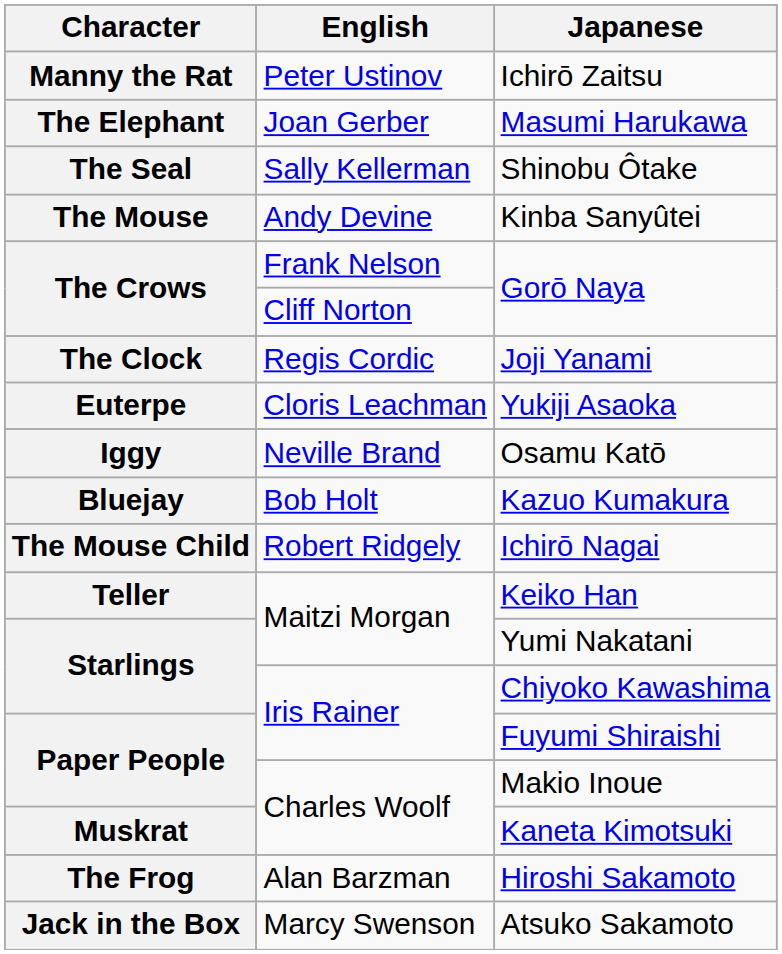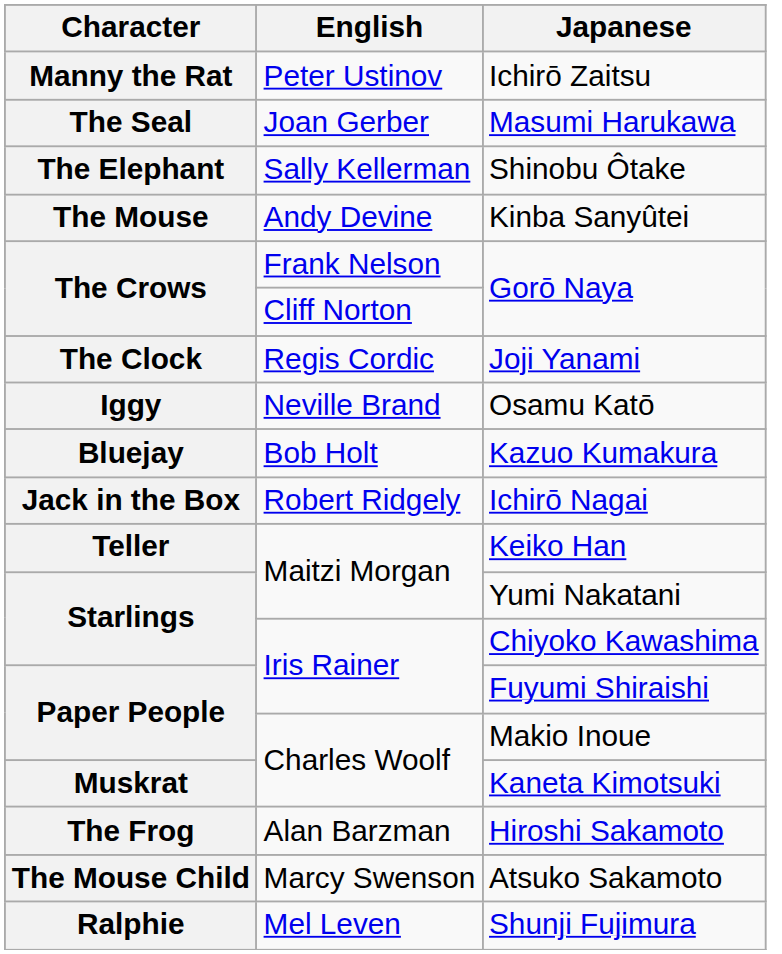(131, 122) The Elephant -> (131, 122) The Seal
(131, 169) The Seal -> (131, 169) The Elephant
- row: (375, 405)
(131, 547) The Mouse Child -> (131, 500) Jack in the Box
(131, 924) Jack in the Box -> (131, 877) The Mouse Child
+ row: (332, 924)
